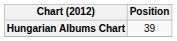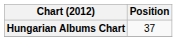(150, 28) 39 -> (150, 28) 37
